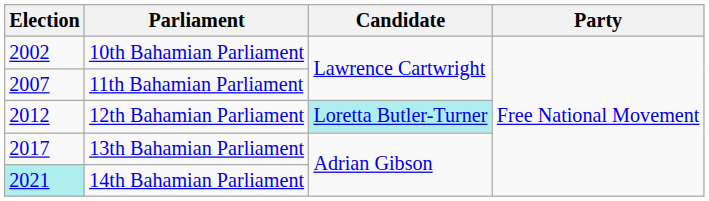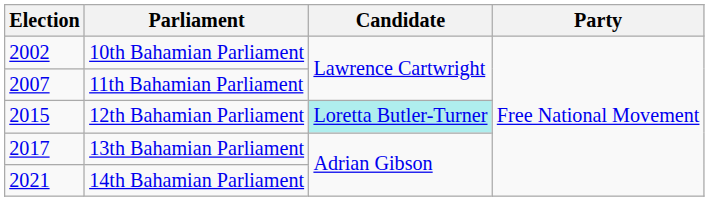(29, 116) 2012 -> (29, 116) 2015
(29, 180) paleturquoise background -> (29, 180) no background
